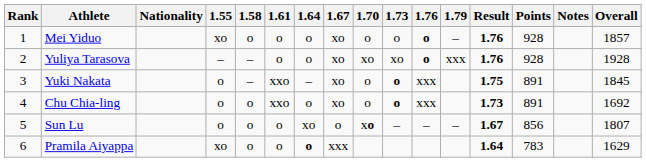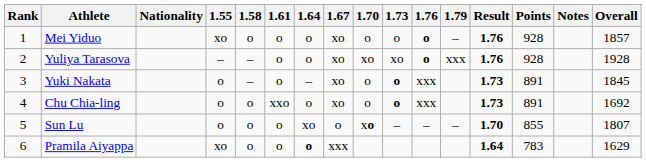(279, 81) xxo -> (279, 81) o
(491, 81) 1.75 -> (491, 81) 1.73
(491, 125) 1.67 -> (491, 125) 1.70
(533, 125) 856 -> (533, 125) 855
